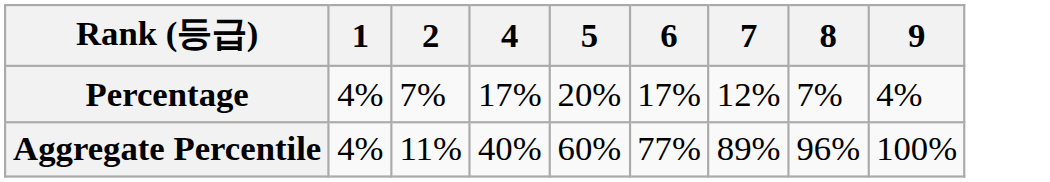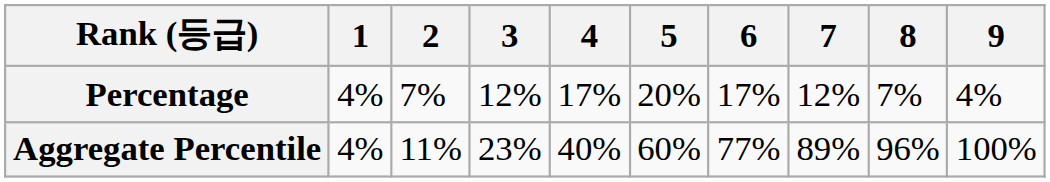+ column: (510, 35)
